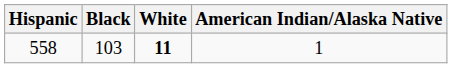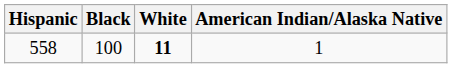(108, 47) 103 -> (108, 47) 100
